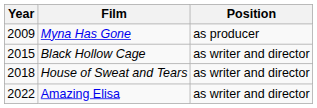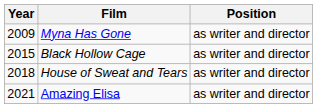(226, 34) as producer -> (251, 34) as writer and director
(21, 93) 2022 -> (21, 93) 2021
